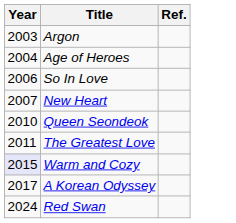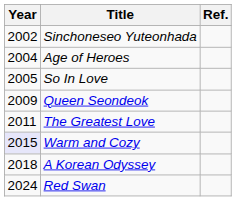+ row: (120, 36)
- row: (62, 36)
(22, 79) 2006 -> (22, 79) 2005
- row: (75, 100)
(22, 121) 2010 -> (22, 100) 2009
(22, 185) 2017 -> (22, 164) 2018
